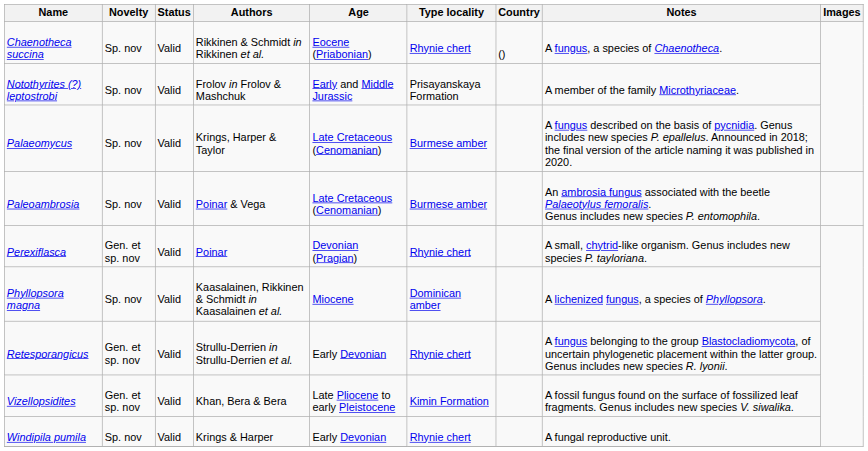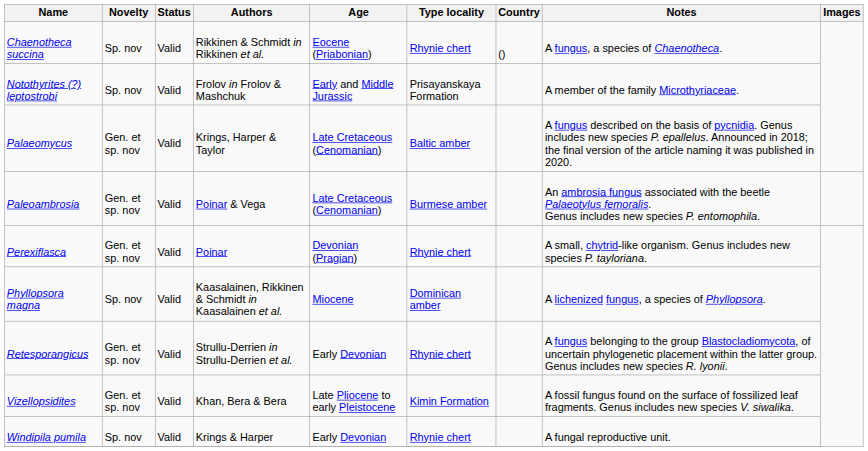(123, 144) Sp. nov -> (123, 144) Gen. et sp. nov
(448, 144) Burmese amber -> (440, 144) Baltic amber
(123, 204) Sp. nov -> (123, 204) Gen. et sp. nov
